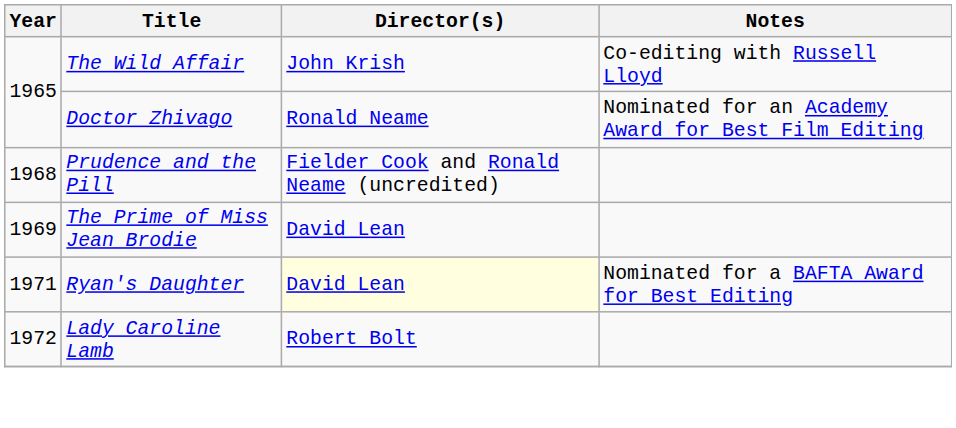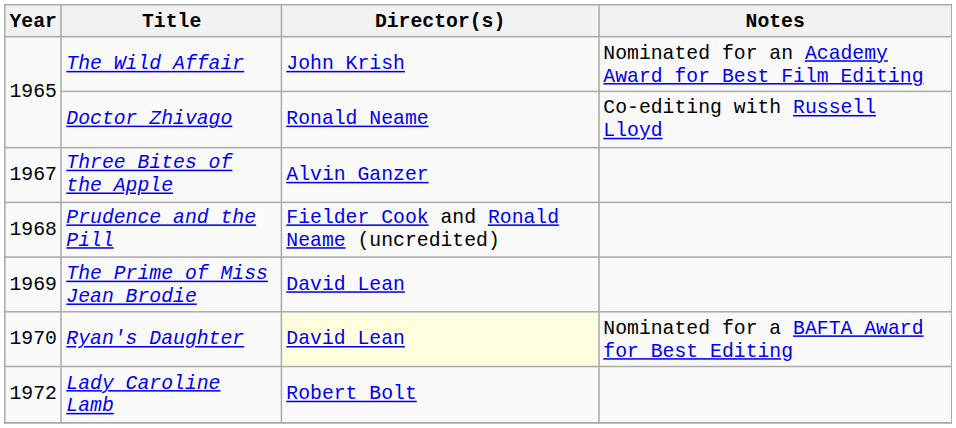(740, 64) Co-editing with Russell Lloyd -> (763, 64) Nominated for an Academy Award for Best Film Editing
(763, 119) Nominated for an Academy Award for Best Film Editing -> (740, 119) Co-editing with Russell Lloyd
+ row: (149, 174)
(33, 284) 1971 -> (33, 339) 1970
